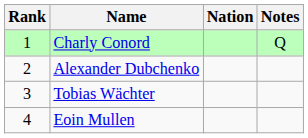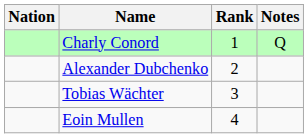columns swapped: (27, 17) <-> (230, 17)
